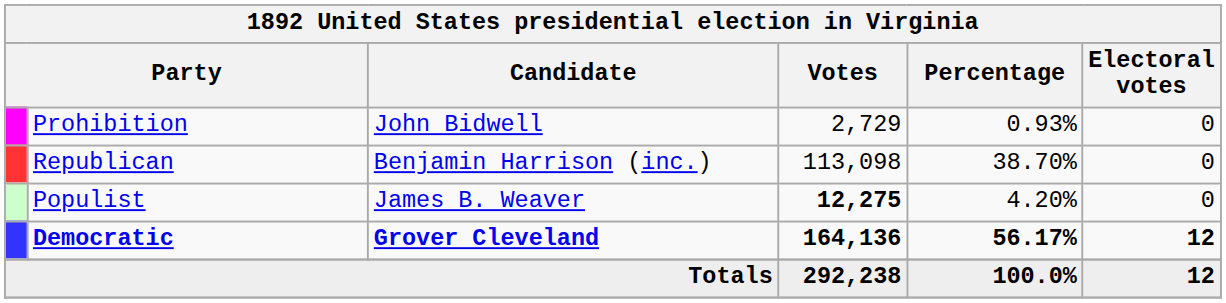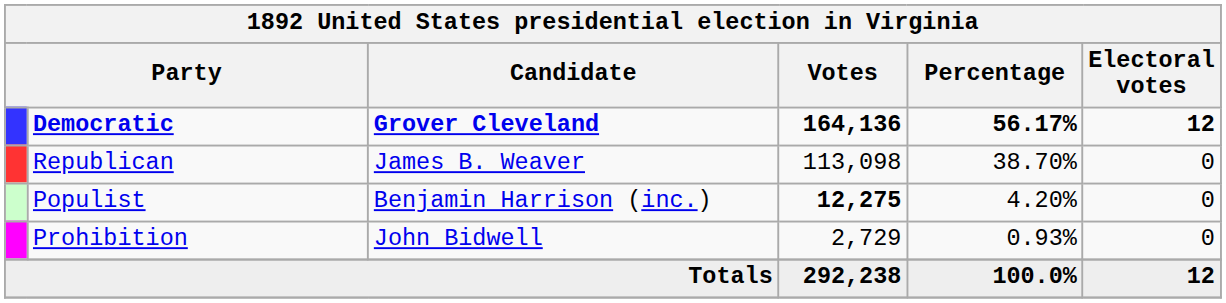rows swapped: (103, 240) <-> (110, 127)
(543, 164) Benjamin Harrison (inc.) -> (479, 164) James B. Weaver
(479, 202) James B. Weaver -> (543, 202) Benjamin Harrison (inc.)
